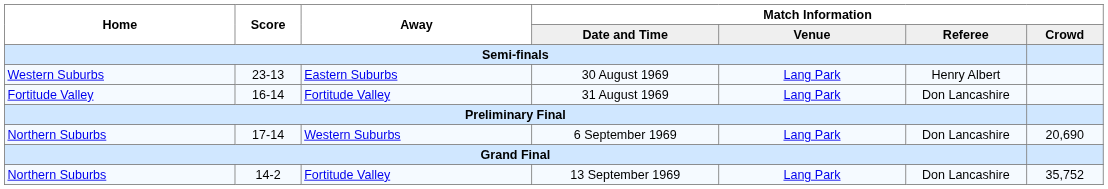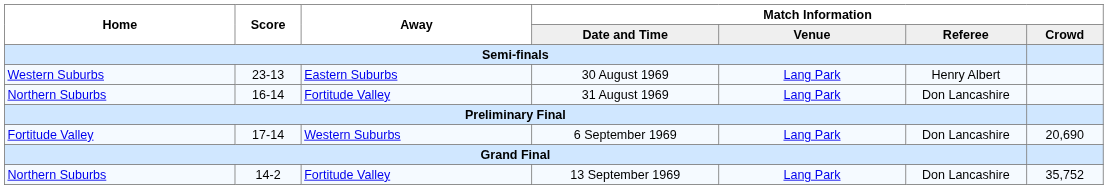(51, 94) Fortitude Valley -> (57, 94) Northern Suburbs
(57, 134) Northern Suburbs -> (51, 134) Fortitude Valley
